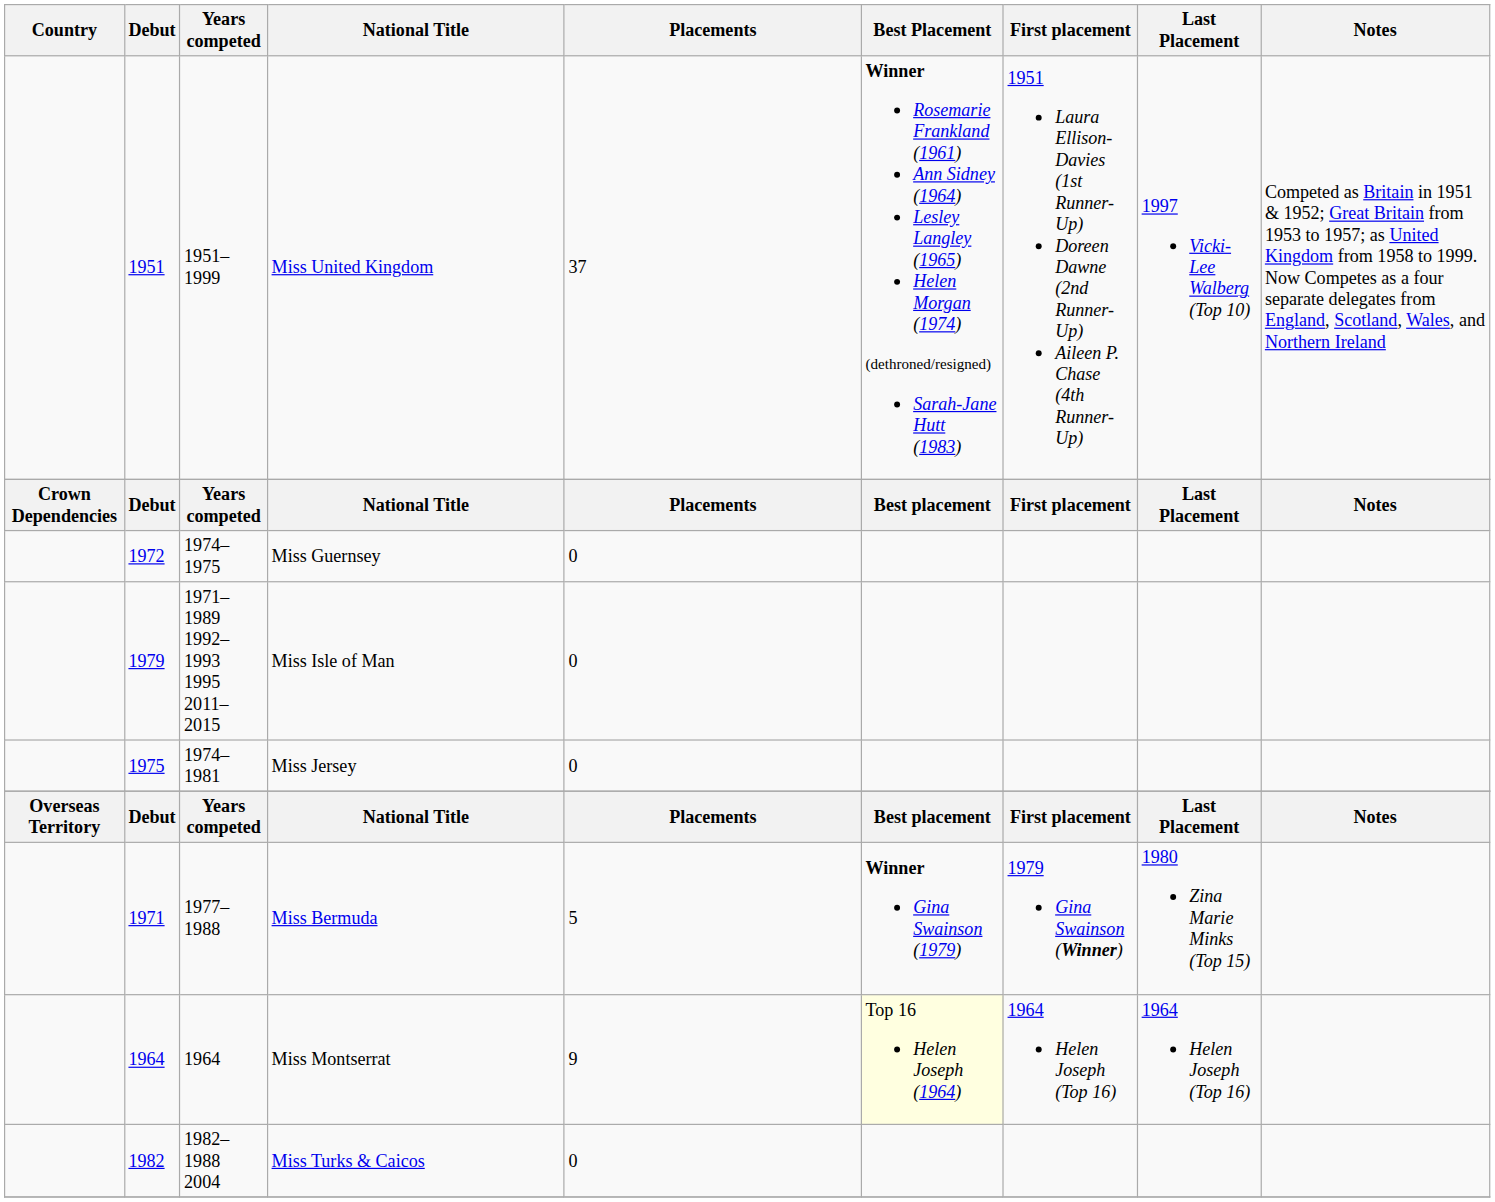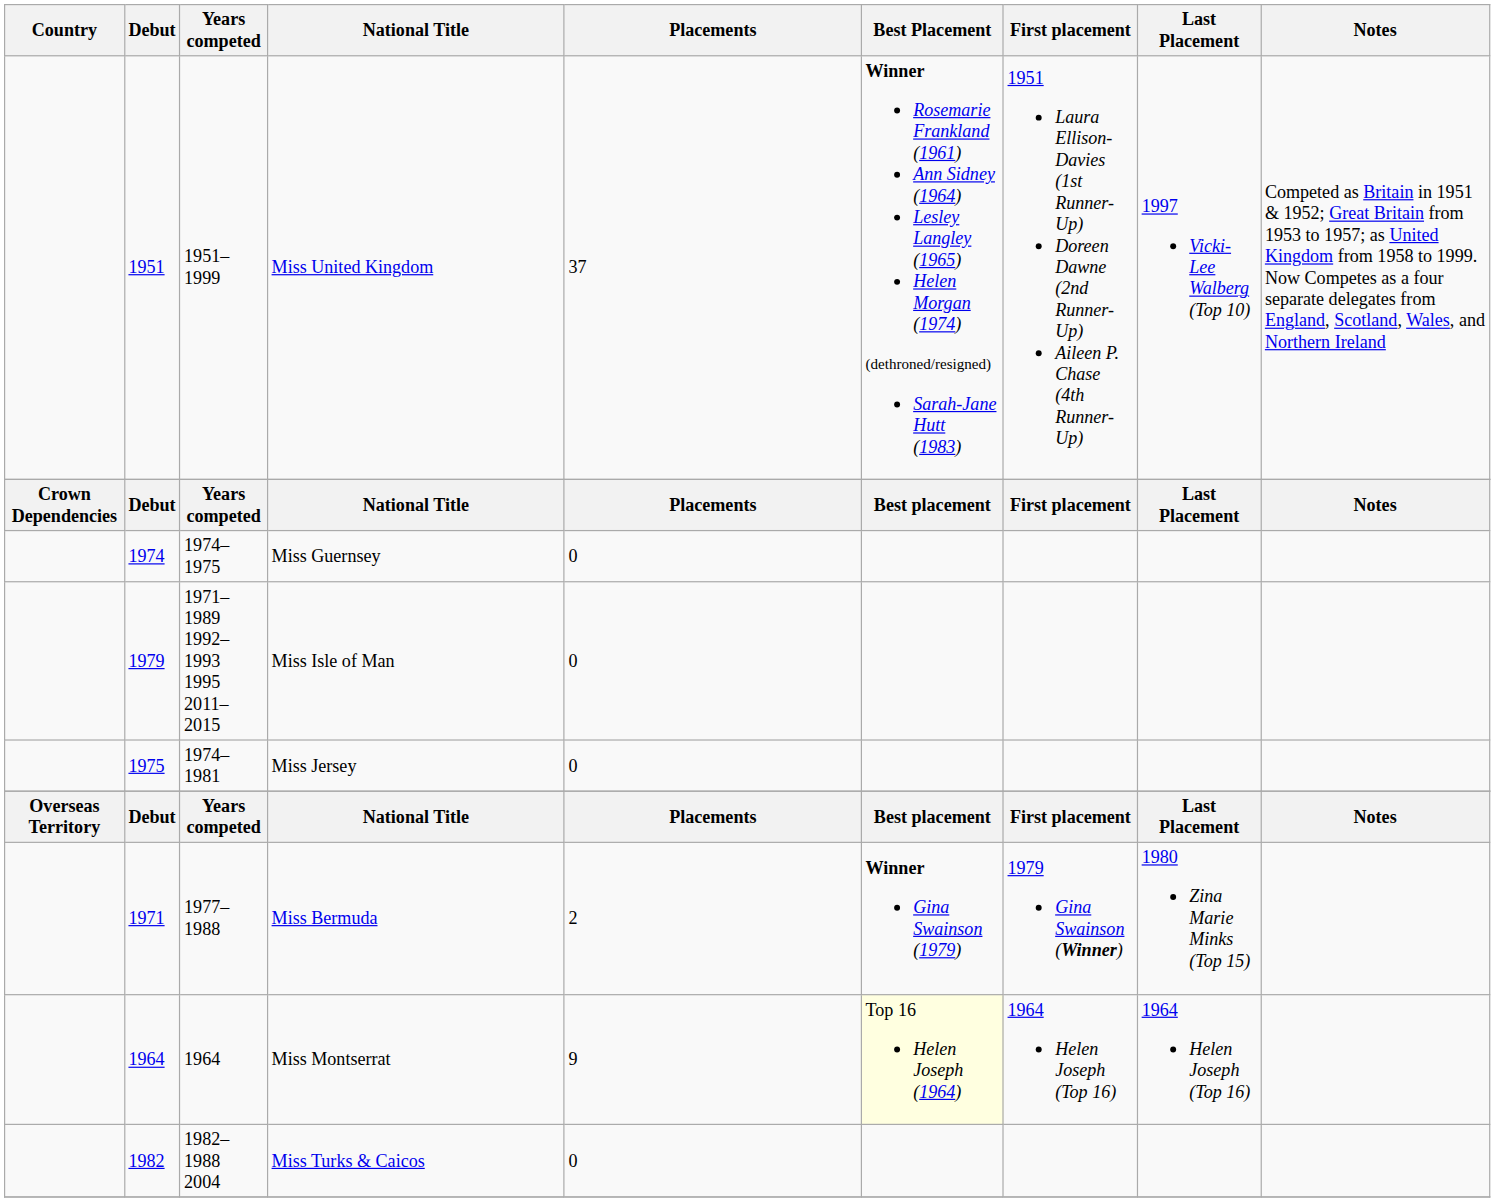(147, 556) 1972 -> (147, 556) 1974
(573, 918) 5 -> (573, 918) 2
